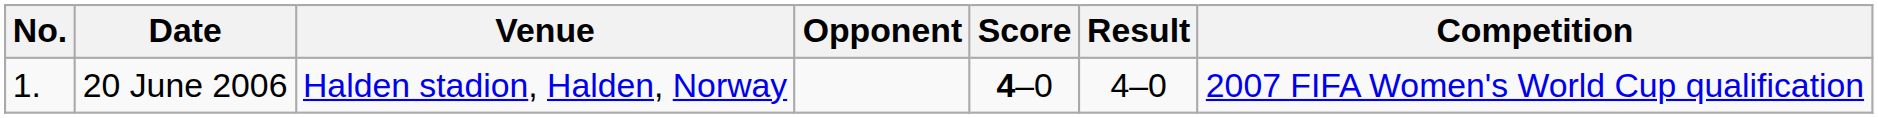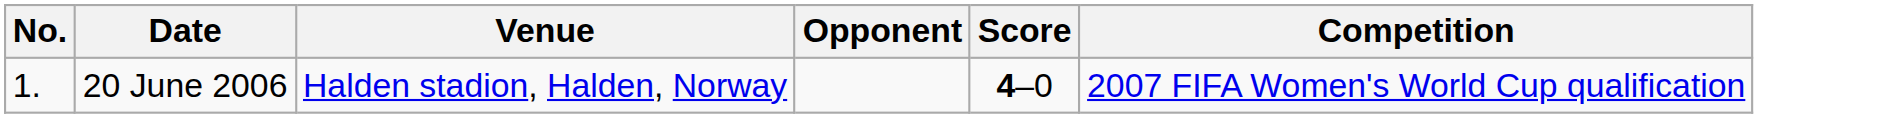- column: (1139, 31)
